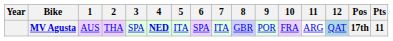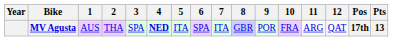(337, 28) lightblue background -> (337, 28) no background
(379, 28) 11 -> (379, 28) 13
